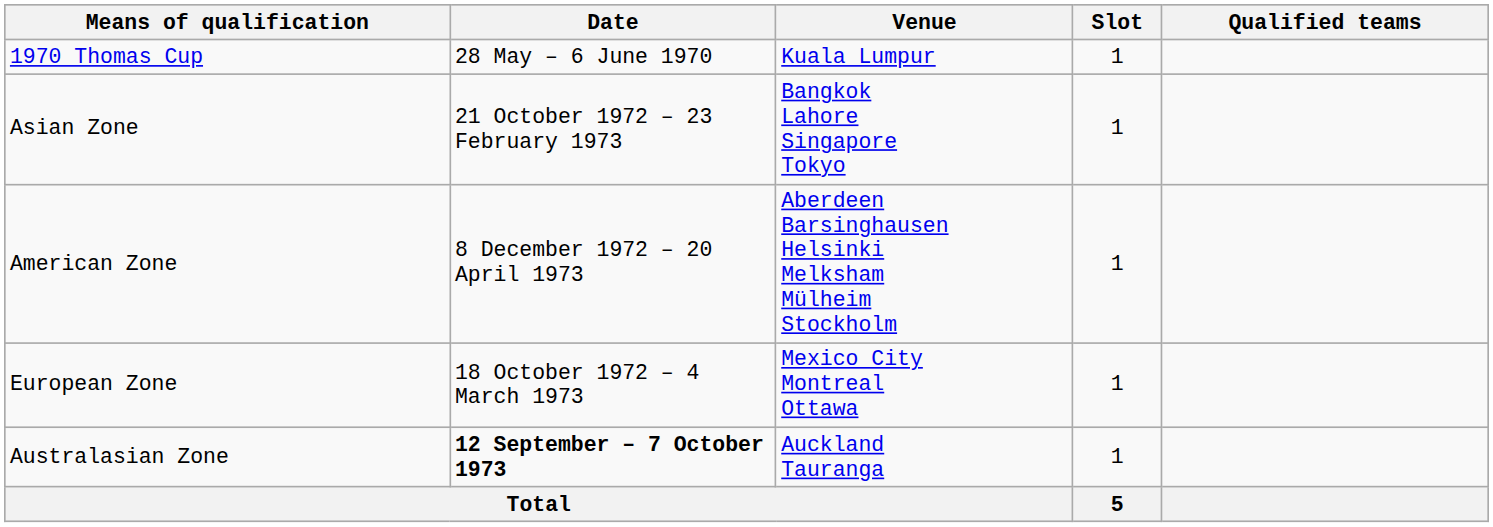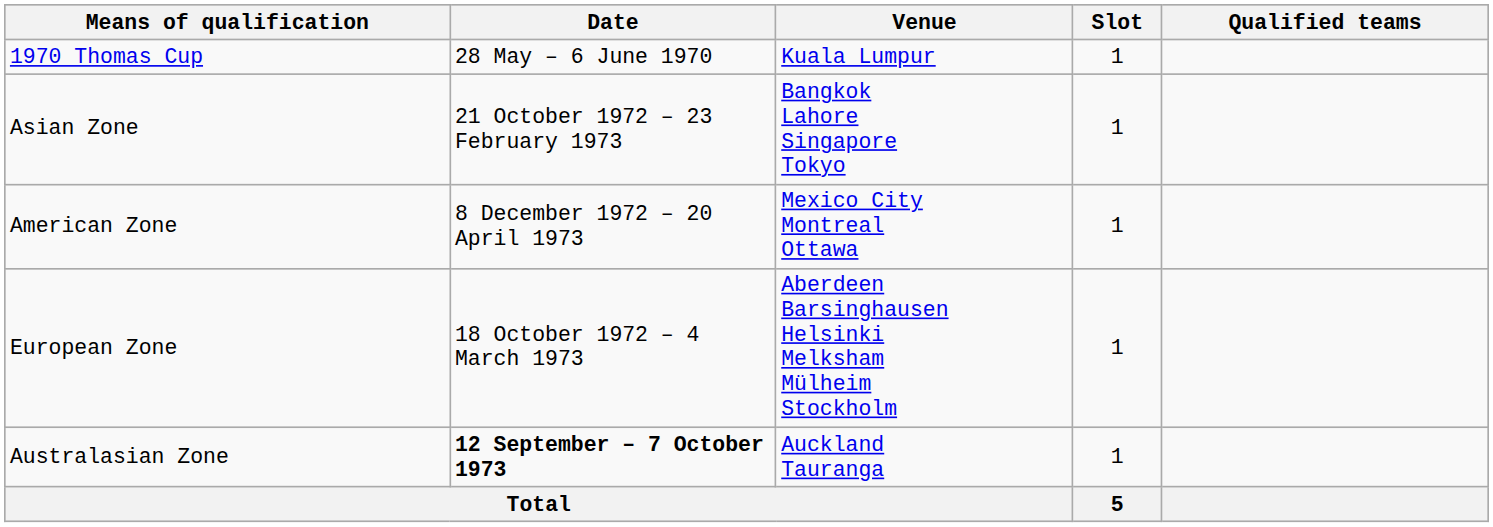(865, 263) Aberdeen Barsinghausen Helsinki Melksham Mülheim Stockholm -> (852, 226) Mexico City Montreal Ottawa
(852, 385) Mexico City Montreal Ottawa -> (865, 348) Aberdeen Barsinghausen Helsinki Melksham Mülheim Stockholm
